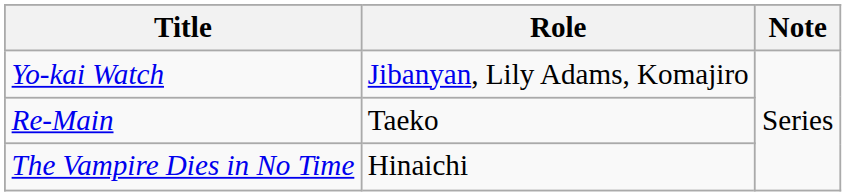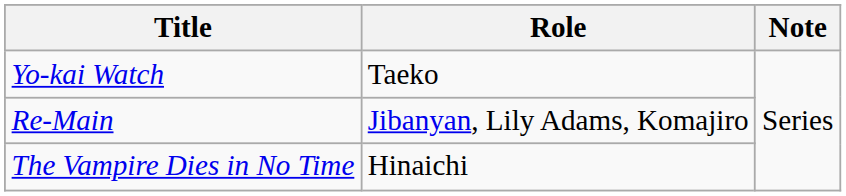(558, 73) Jibanyan, Lily Adams, Komajiro -> (403, 73) Taeko
(403, 119) Taeko -> (558, 119) Jibanyan, Lily Adams, Komajiro
